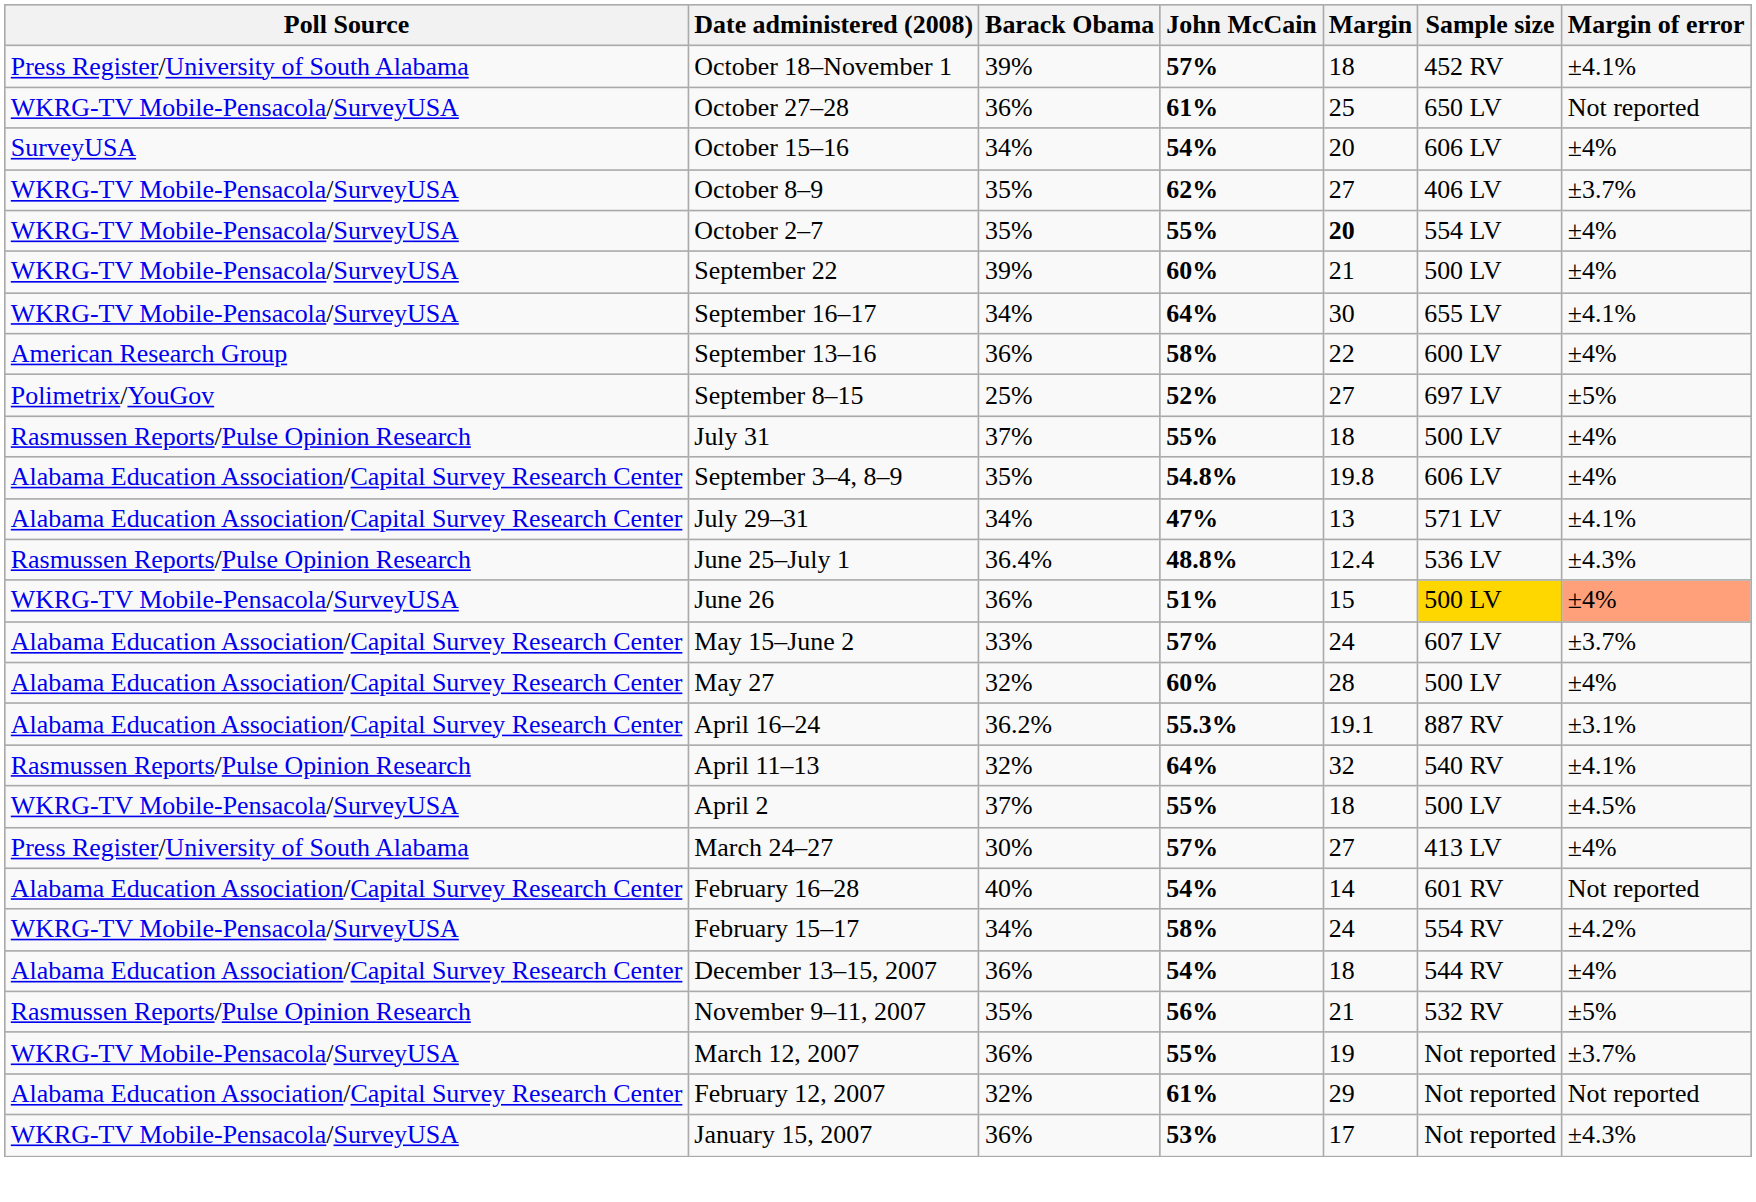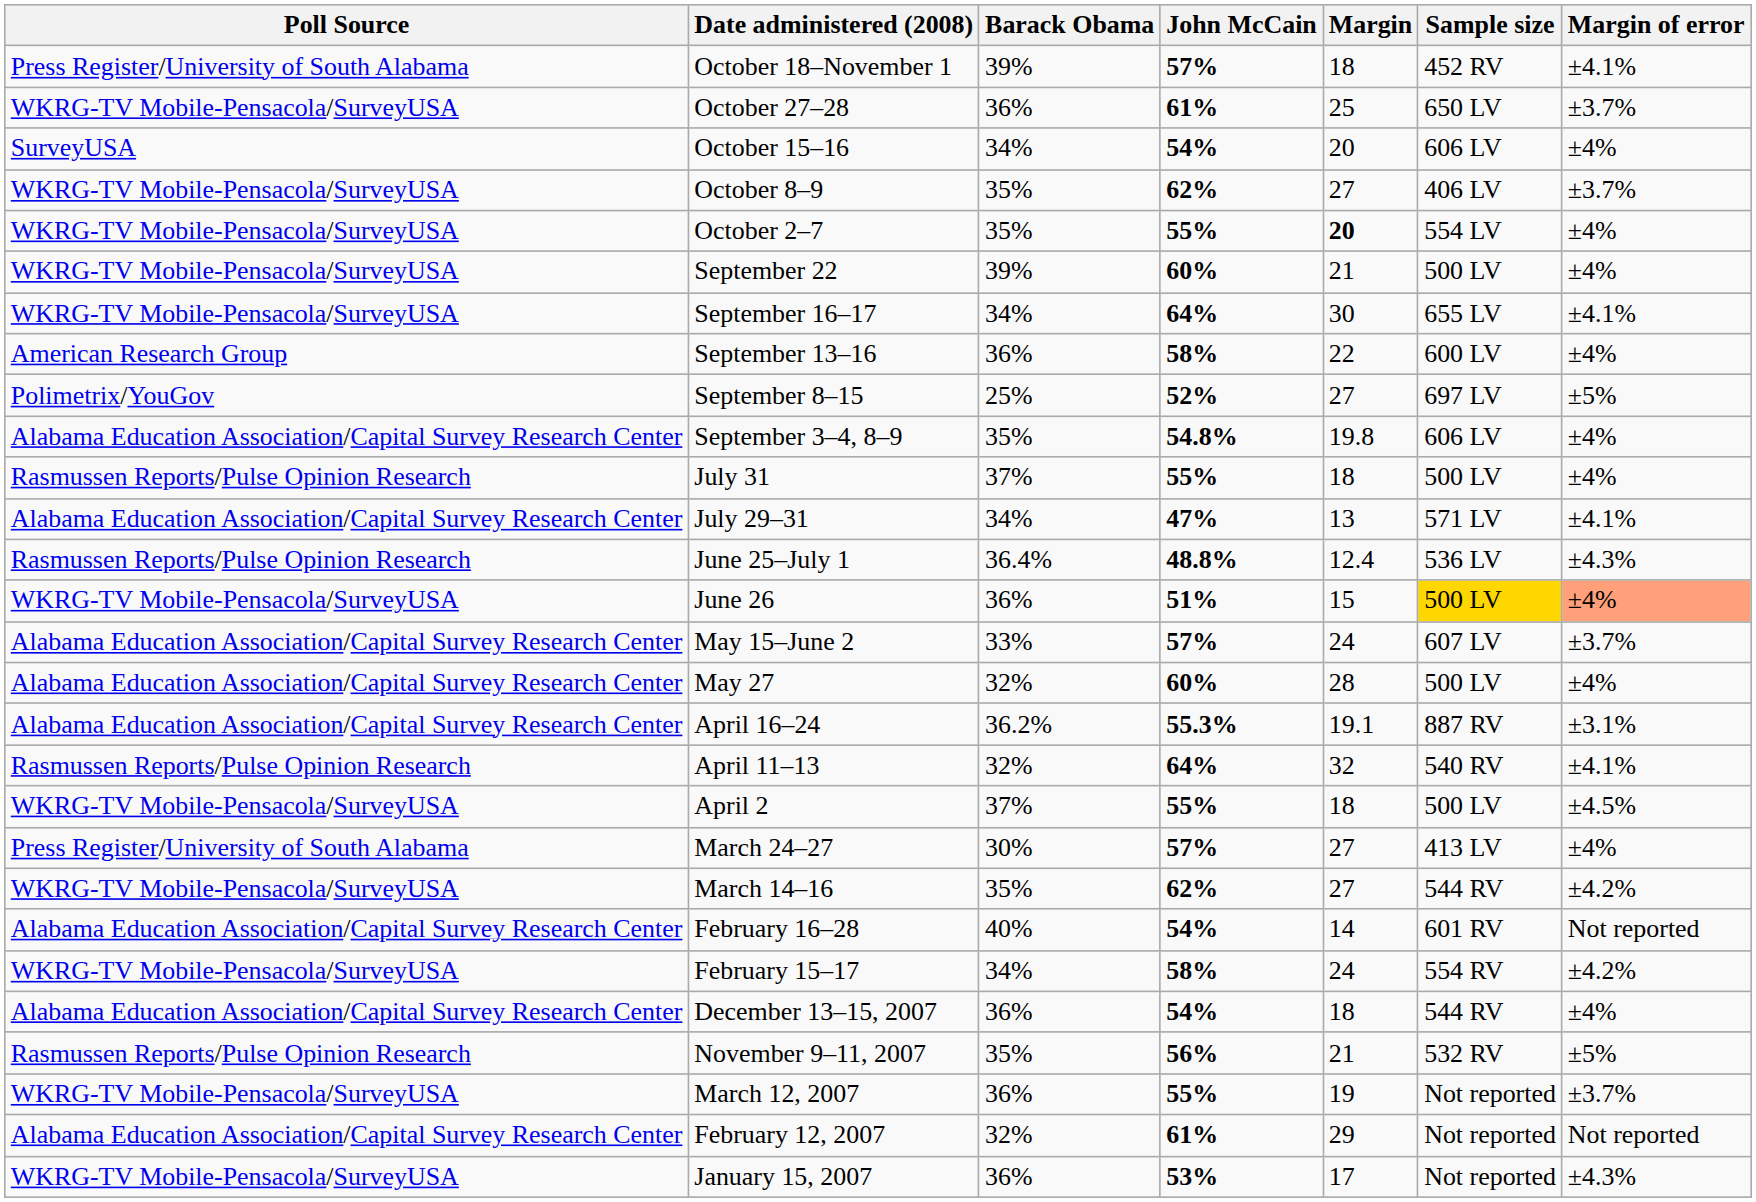(1634, 107) Not reported -> (1602, 107) ±3.7%
rows swapped: (798, 477) <-> (732, 436)
+ row: (764, 888)
